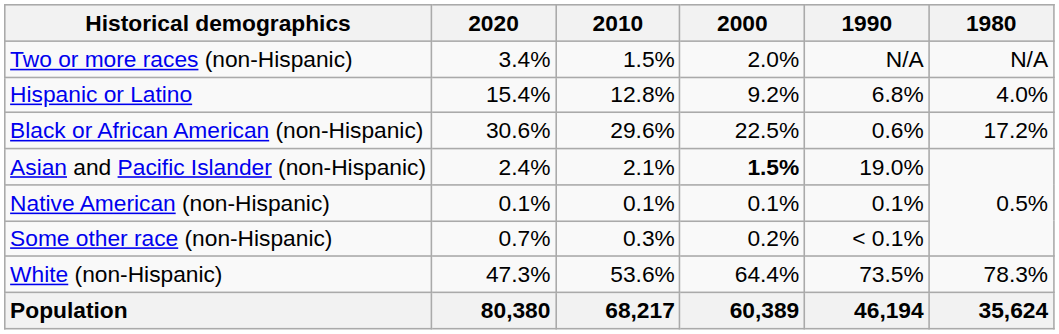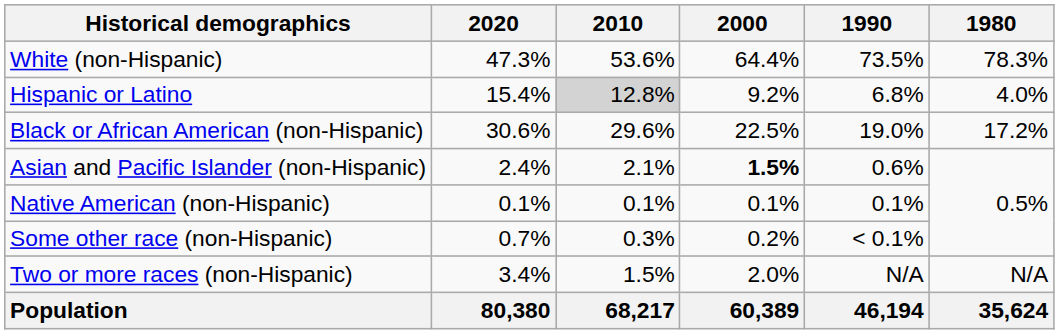rows swapped: (116, 275) <-> (181, 59)
(643, 95) no background -> (643, 95) lightgrey background
(898, 131) 0.6% -> (891, 131) 19.0%
(891, 167) 19.0% -> (898, 167) 0.6%
